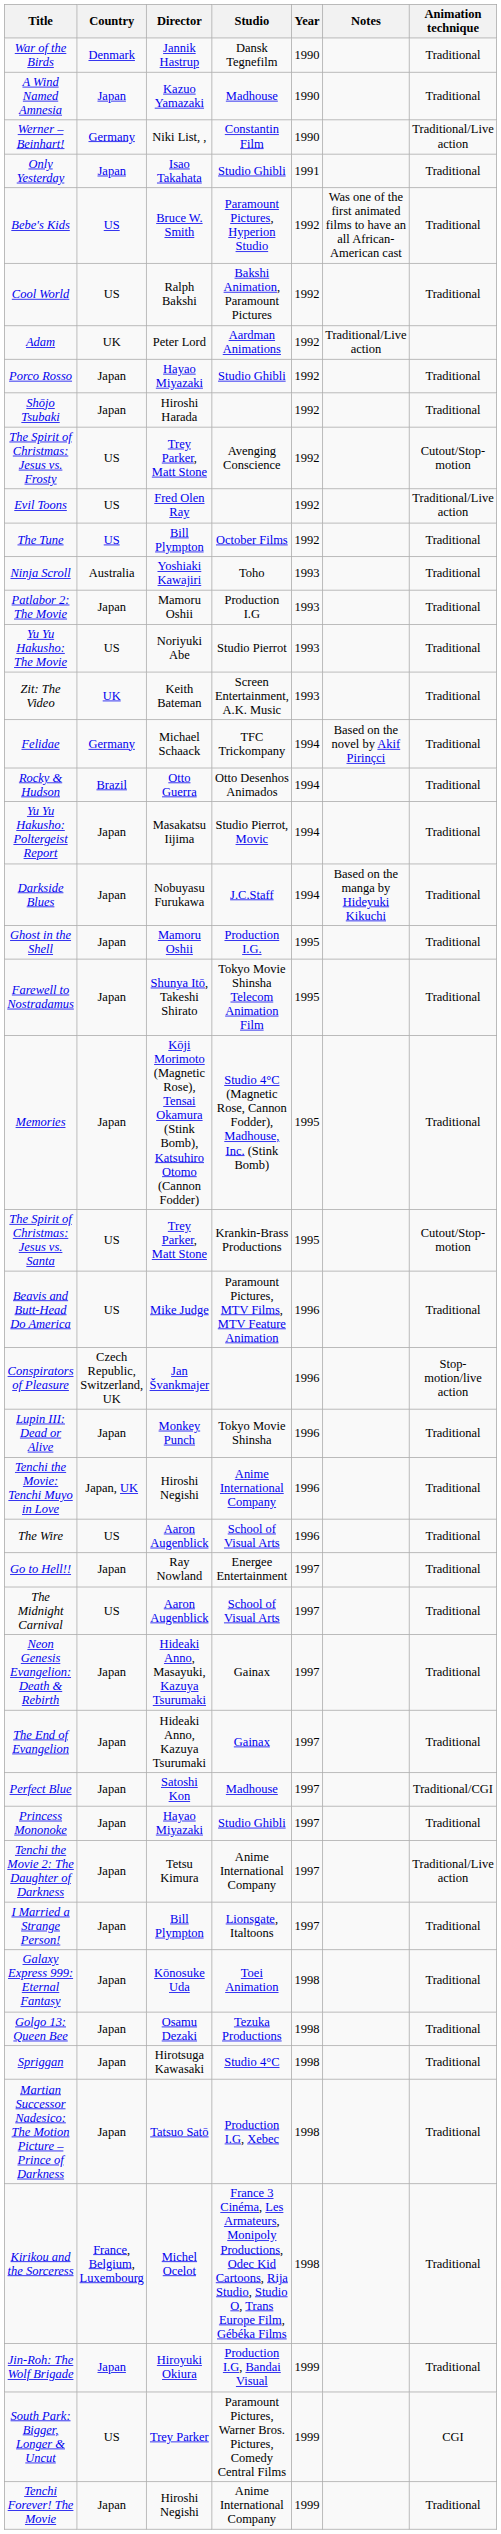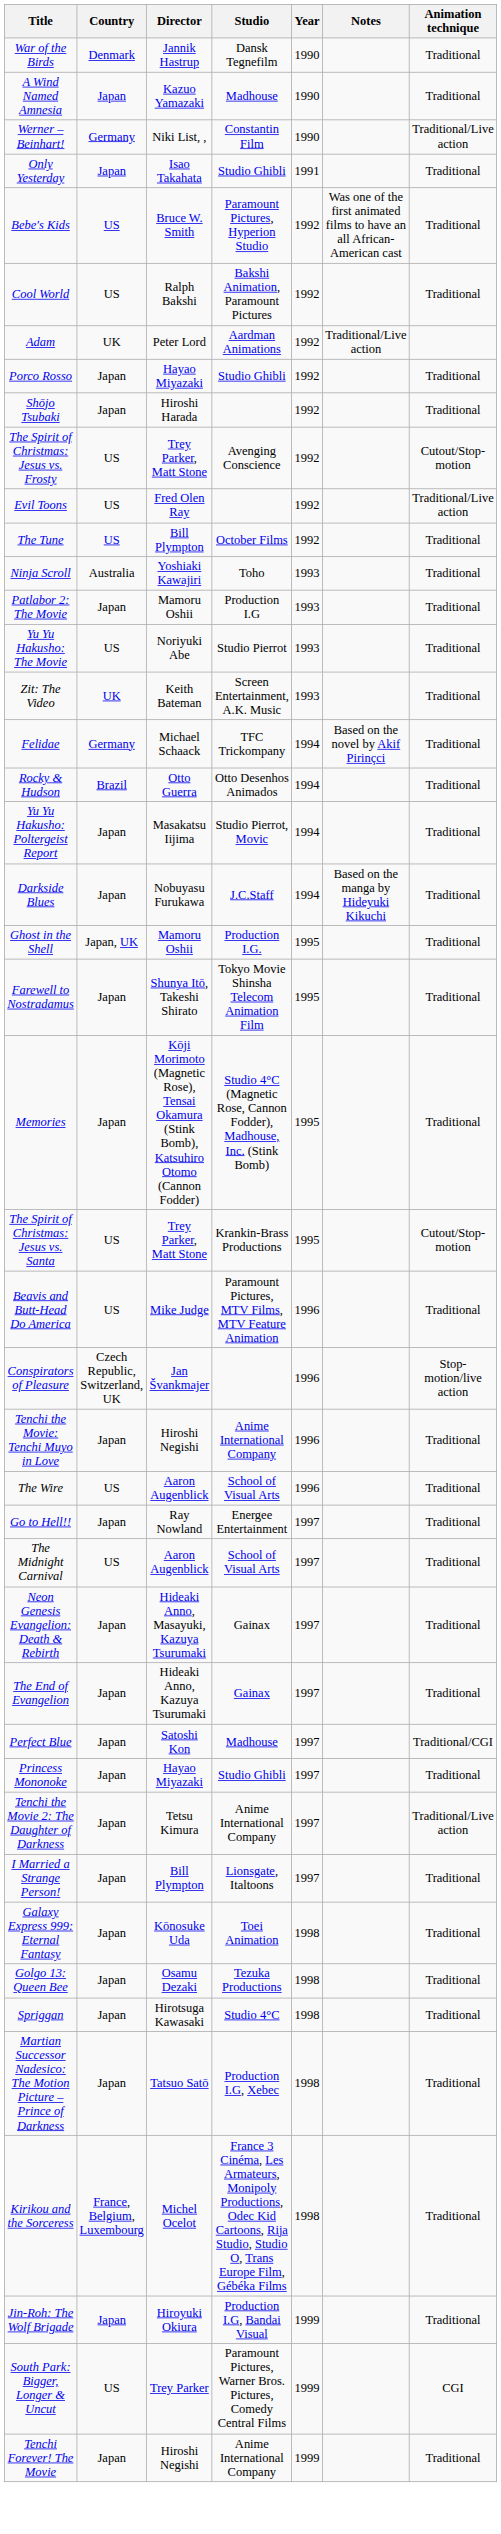(112, 942) Japan -> (112, 942) Japan, UK
- row: (41, 1433)
(112, 1488) Japan, UK -> (112, 1440) Japan
